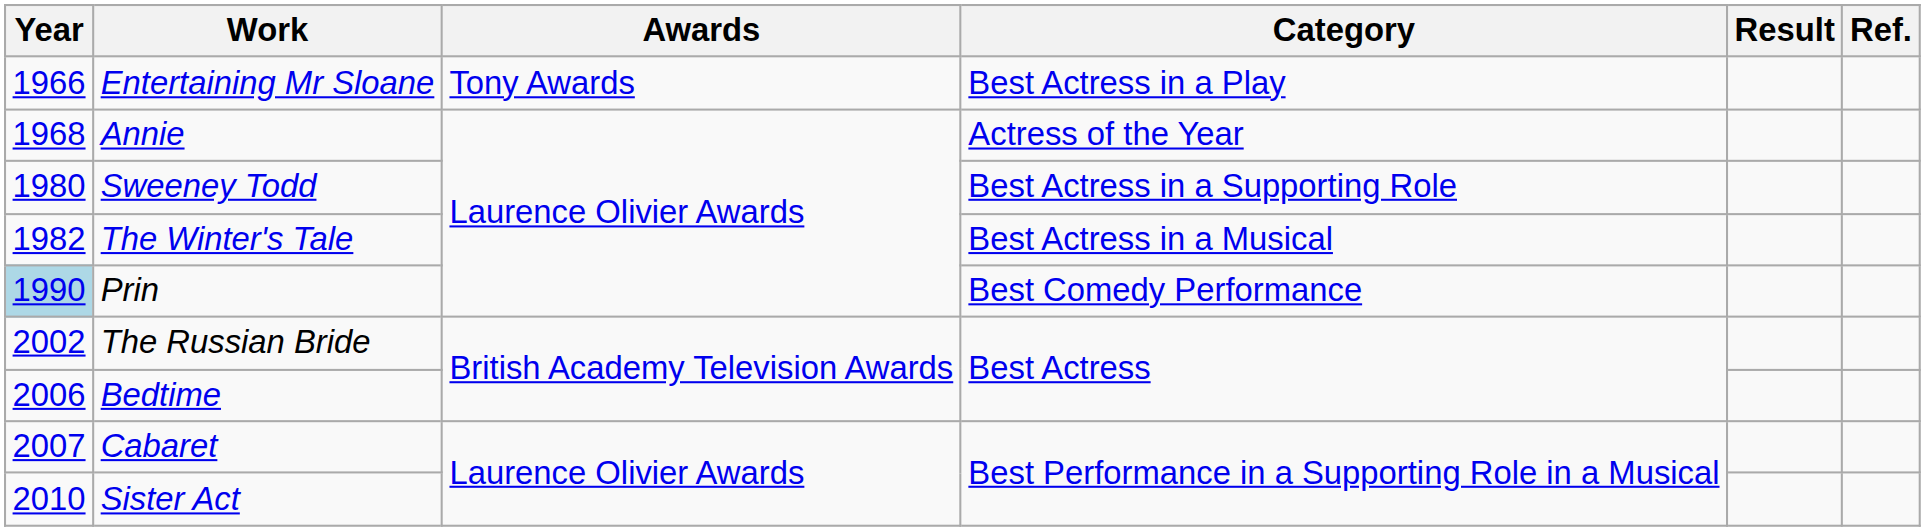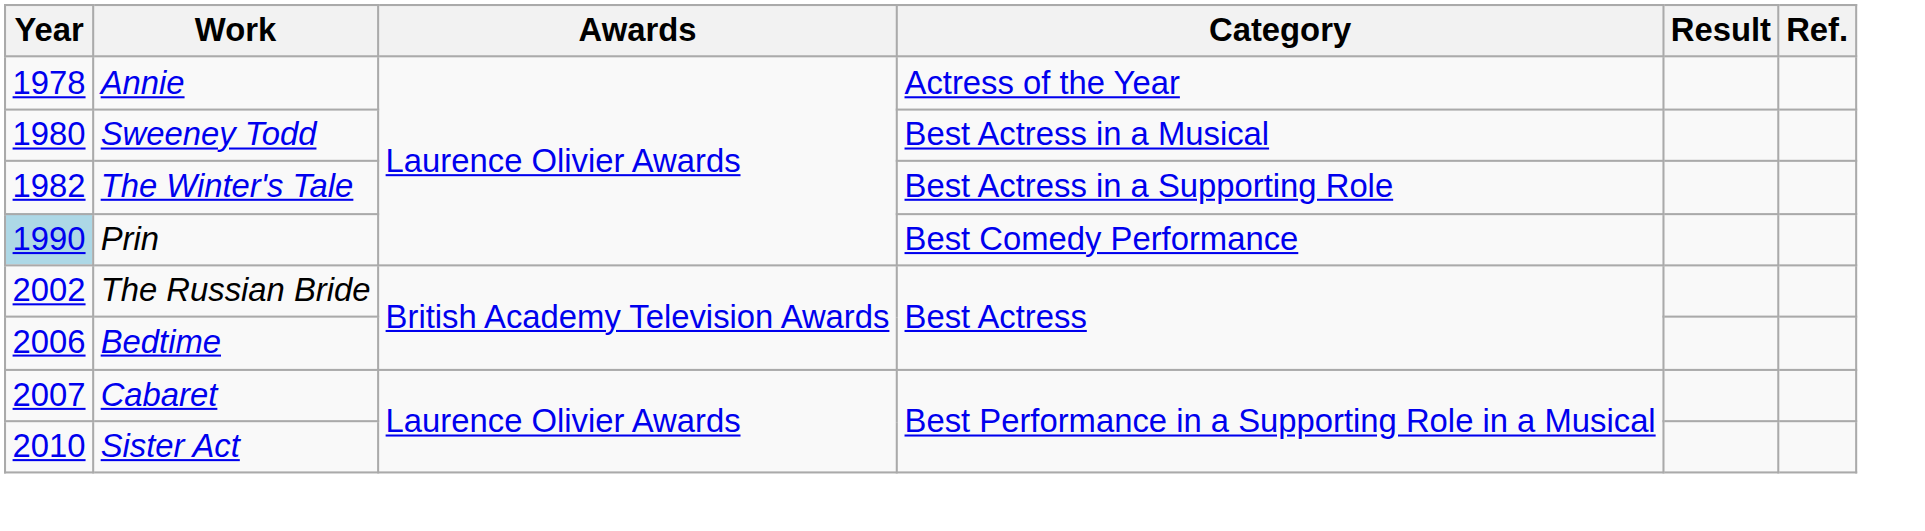- row: (268, 82)
(49, 134) 1968 -> (49, 82) 1978
(1213, 186) Best Actress in a Supporting Role -> (1087, 134) Best Actress in a Musical
(1151, 238) Best Actress in a Musical -> (1149, 186) Best Actress in a Supporting Role
